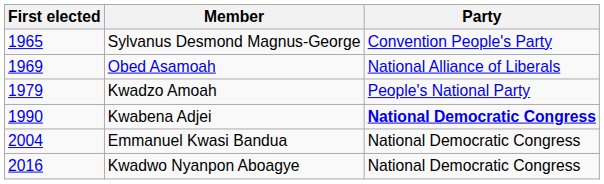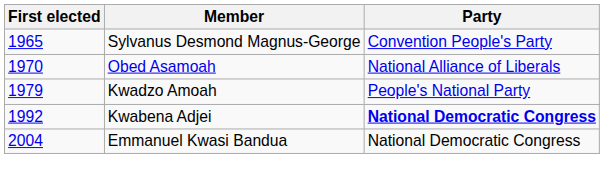(26, 66) 1969 -> (26, 66) 1970
(26, 116) 1990 -> (26, 116) 1992
- row: (204, 166)
